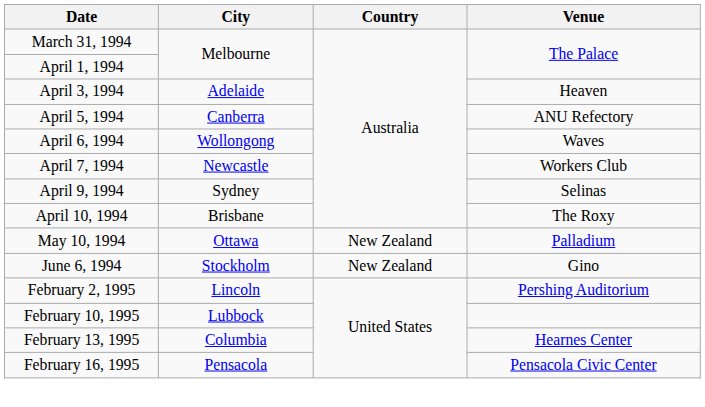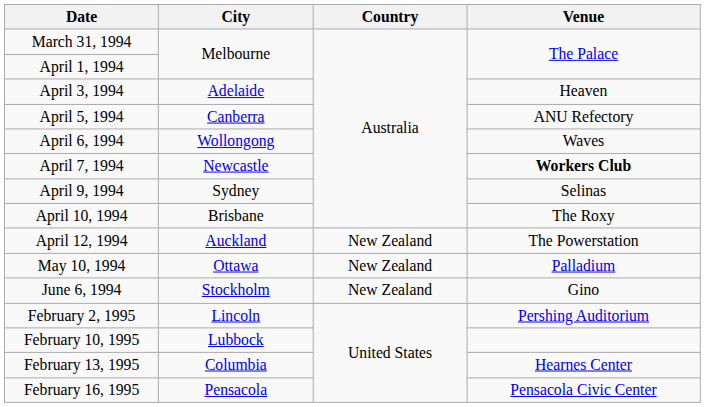(583, 166) normal -> (583, 166) bold
+ row: (82, 240)
